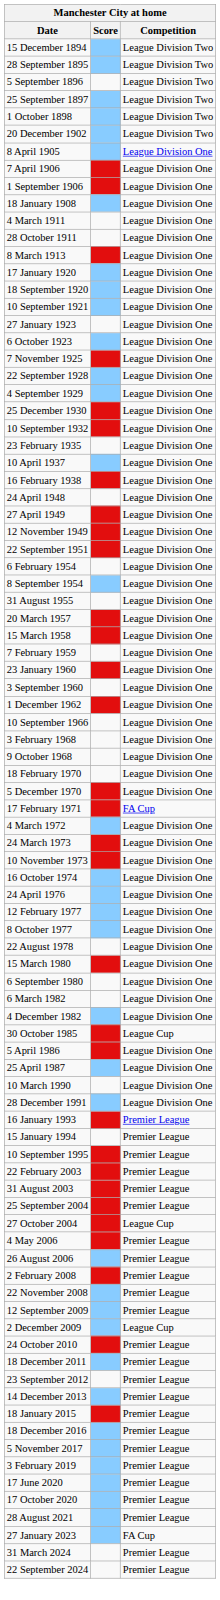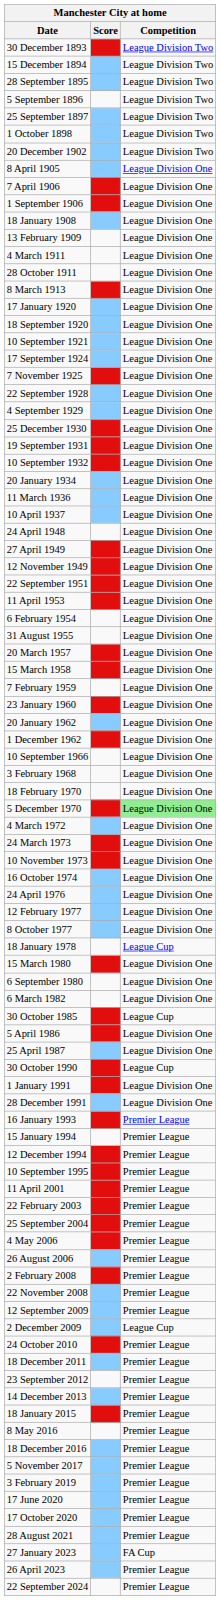+ row: (47, 47)
+ row: (44, 238)
- row: (41, 324)
- row: (39, 341)
+ row: (48, 359)
+ row: (48, 445)
+ row: (41, 480)
- row: (44, 445)
+ row: (39, 497)
- row: (44, 480)
+ row: (36, 601)
- row: (45, 584)
- row: (45, 687)
+ row: (41, 722)
- row: (39, 756)
(168, 791) no background -> (168, 808) lightgreen background
- row: (44, 808)
+ row: (41, 947)
- row: (40, 947)
- row: (44, 1016)
- row: (39, 1085)
+ row: (42, 1068)
+ row: (39, 1085)
+ row: (47, 1154)
+ row: (36, 1189)
- row: (40, 1189)
- row: (42, 1223)
+ row: (32, 1431)
+ row: (36, 1569)
- row: (39, 1552)
